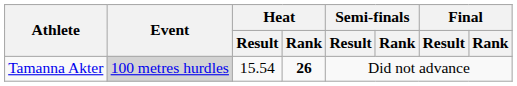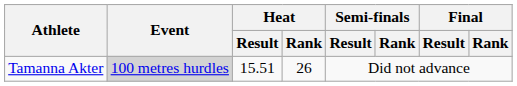(257, 69) 15.54 -> (257, 69) 15.51
(304, 69) bold -> (304, 69) normal
